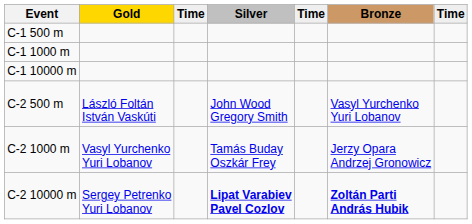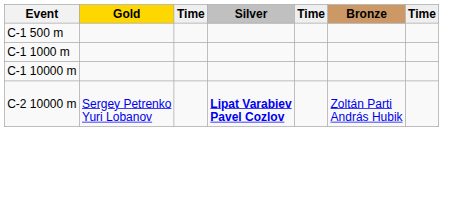- row: (35, 103)
- row: (38, 149)
(370, 202) bold -> (367, 110) normal
